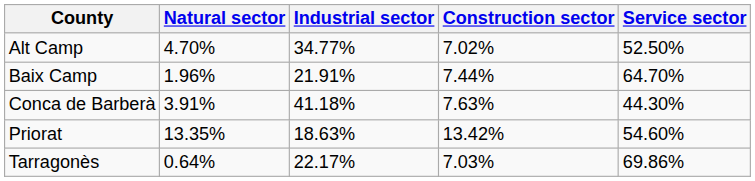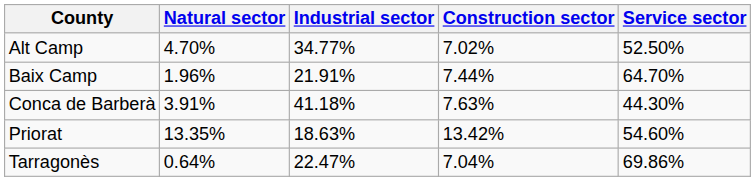(324, 162) 22.17% -> (324, 162) 22.47%
(468, 162) 7.03% -> (468, 162) 7.04%
